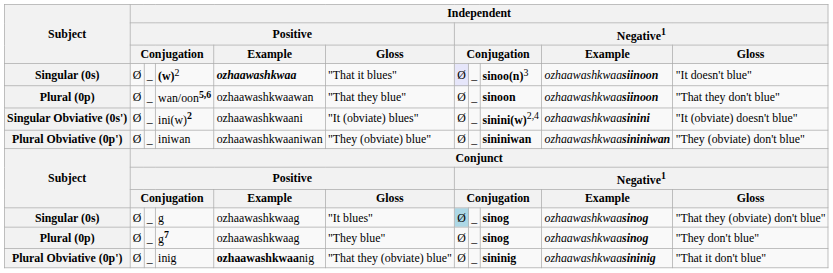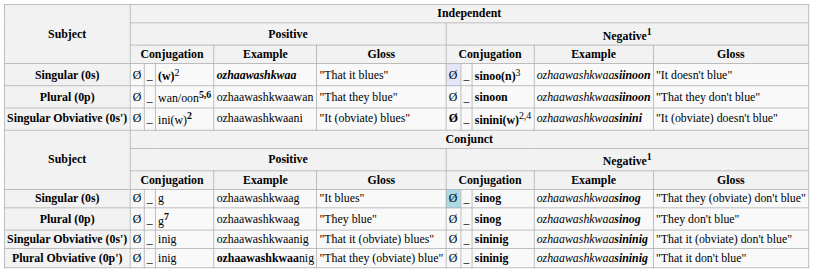(461, 118) normal -> (453, 118) bold
- row: (67, 139)
+ row: (67, 239)
